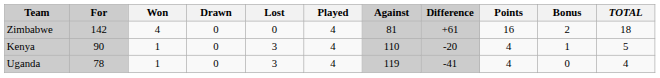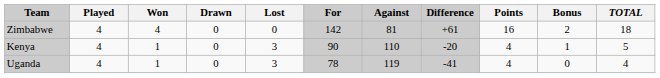columns swapped: (333, 13) <-> (99, 13)
